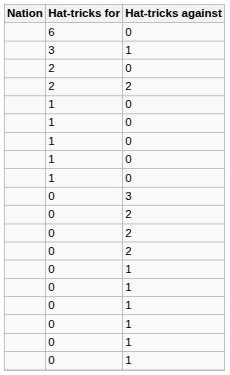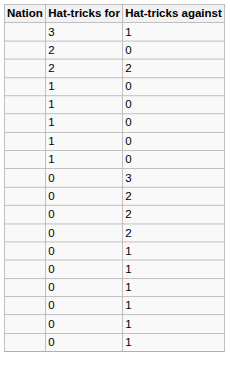- row: (51, 31)
